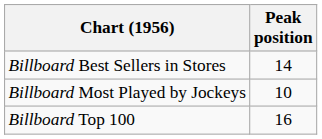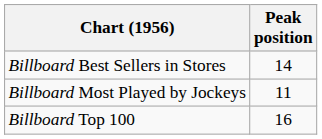(283, 92) 10 -> (283, 92) 11
